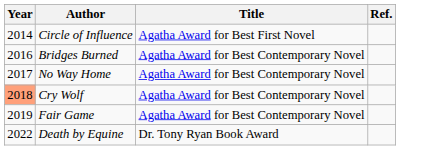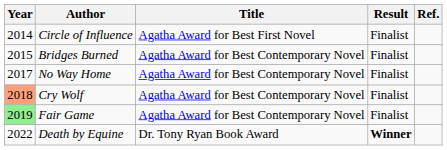+ column: (391, 14)
(20, 54) 2016 -> (20, 54) 2015
(20, 114) no background -> (20, 114) lightgreen background
